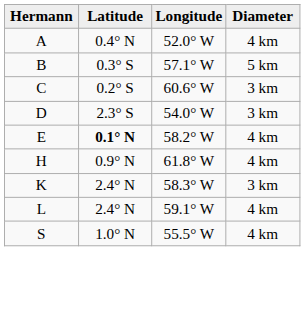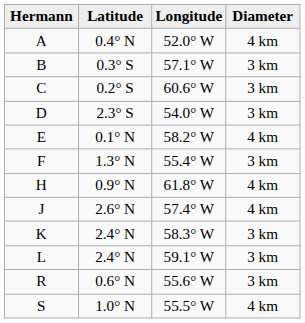(263, 64) 5 km -> (263, 64) 3 km
(115, 137) bold -> (115, 137) normal
+ row: (41, 161)
+ row: (41, 209)
(263, 209) 4 km -> (263, 257) 3 km
+ row: (41, 281)
